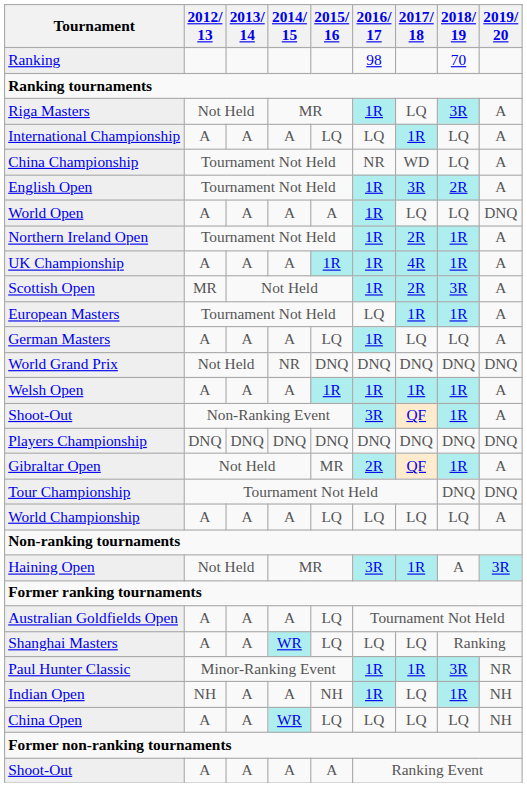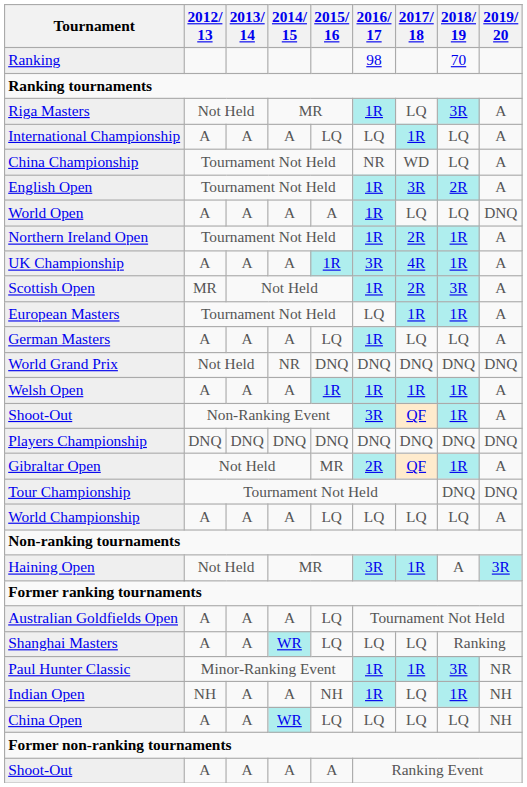(374, 263) 1R -> (374, 263) 3R
